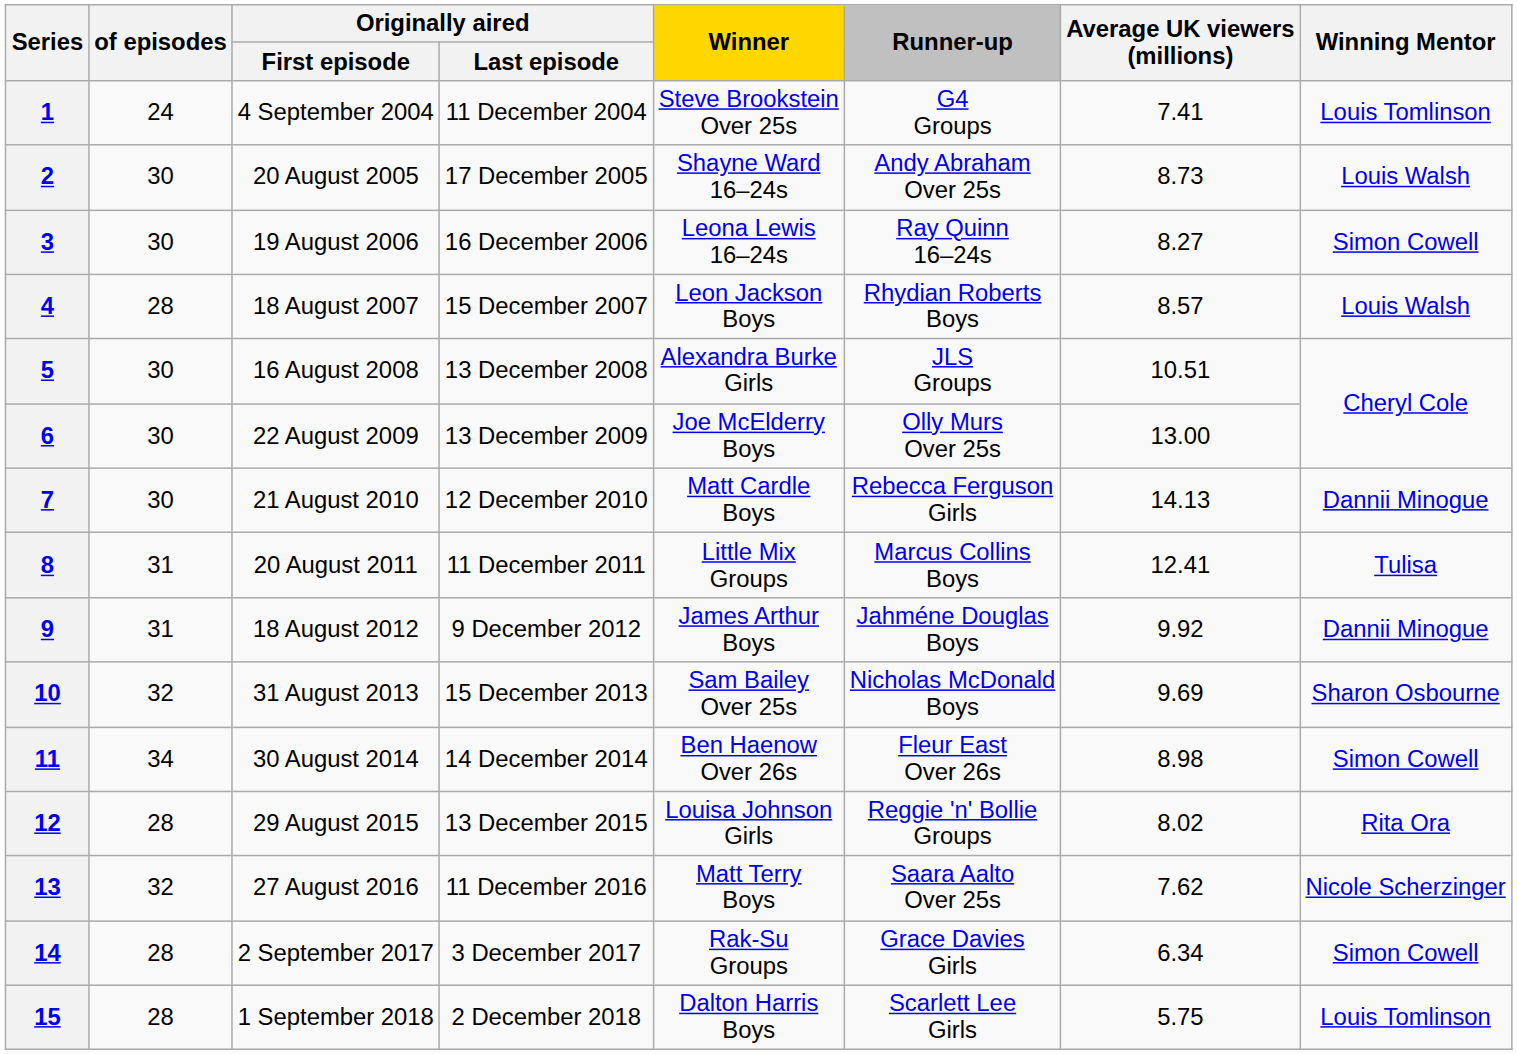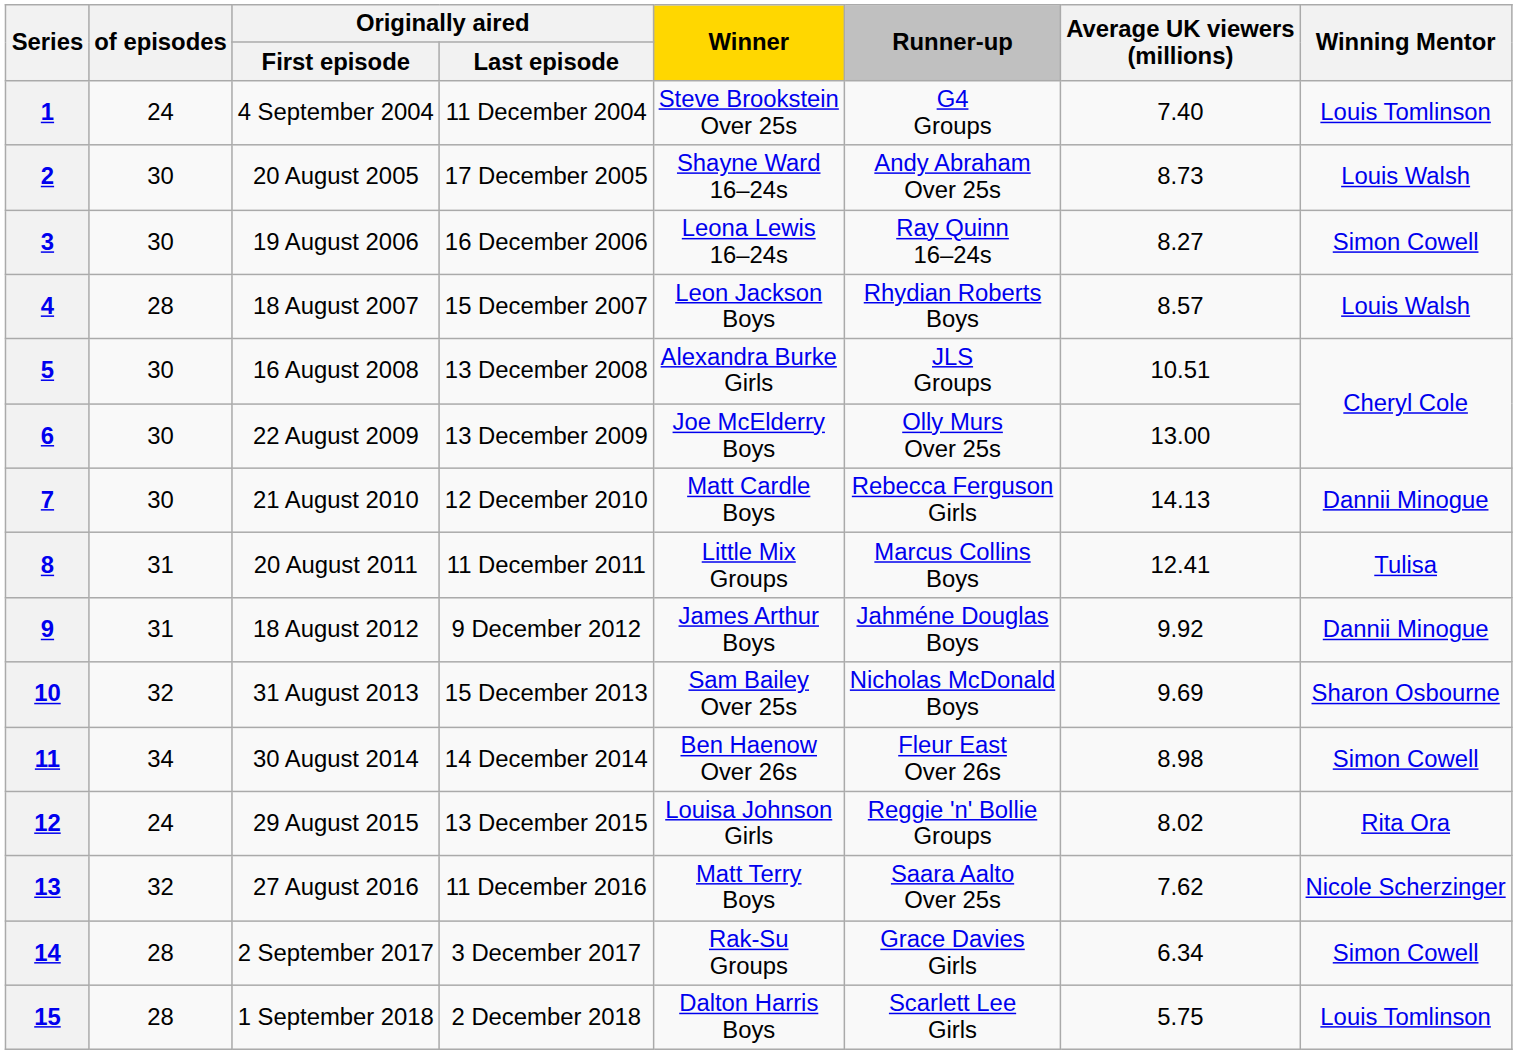(1180, 112) 7.41 -> (1180, 112) 7.40
(160, 823) 28 -> (160, 823) 24
